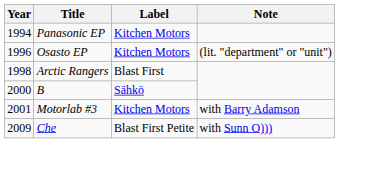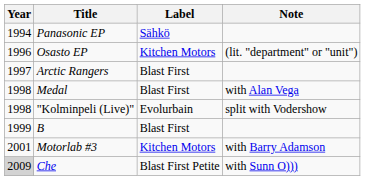(152, 33) Kitchen Motors -> (155, 33) Sähkö
(19, 71) 1998 -> (19, 71) 1997
+ row: (52, 90)
+ row: (85, 109)
(19, 90) 2000 -> (19, 128) 1999
(129, 90) Sähkö -> (164, 128) Blast First
(19, 128) no background -> (19, 166) lightgrey background
